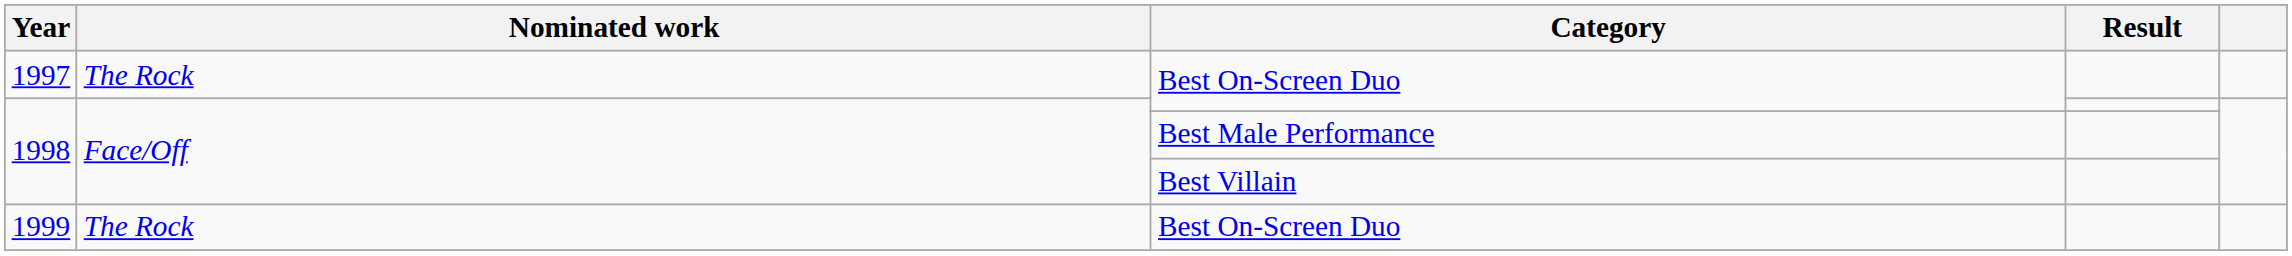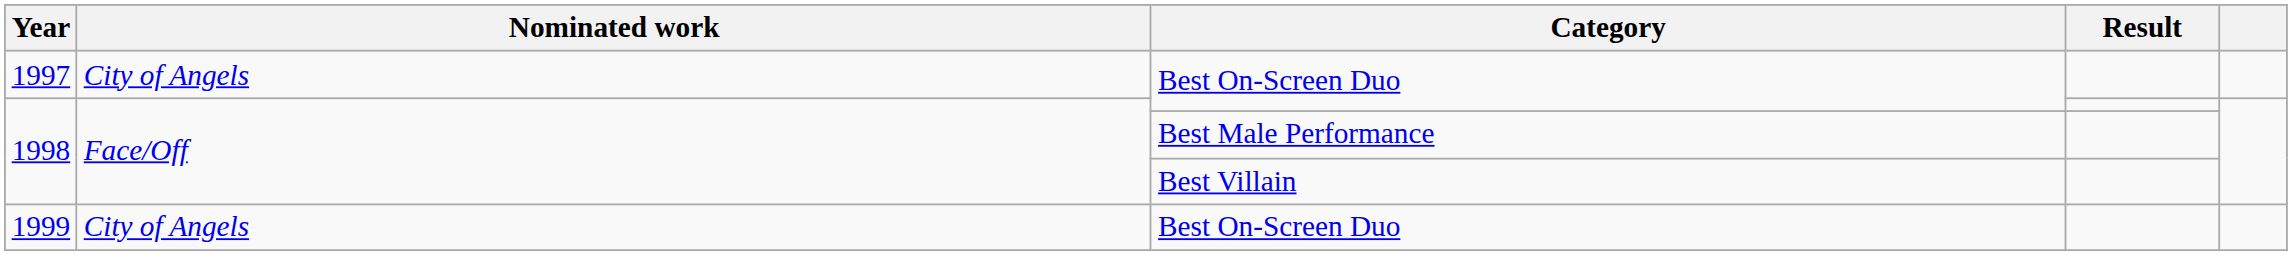(139, 74) The Rock -> (166, 74) City of Angels
(139, 226) The Rock -> (166, 226) City of Angels
